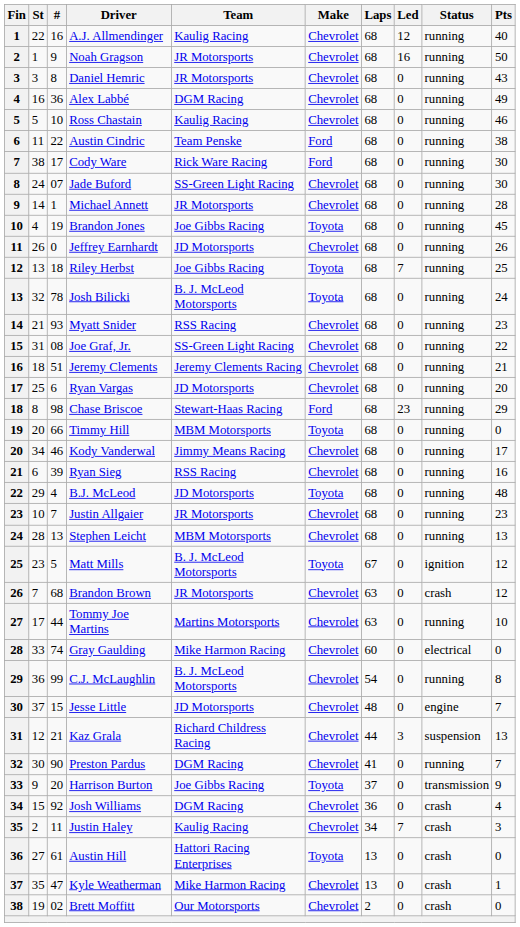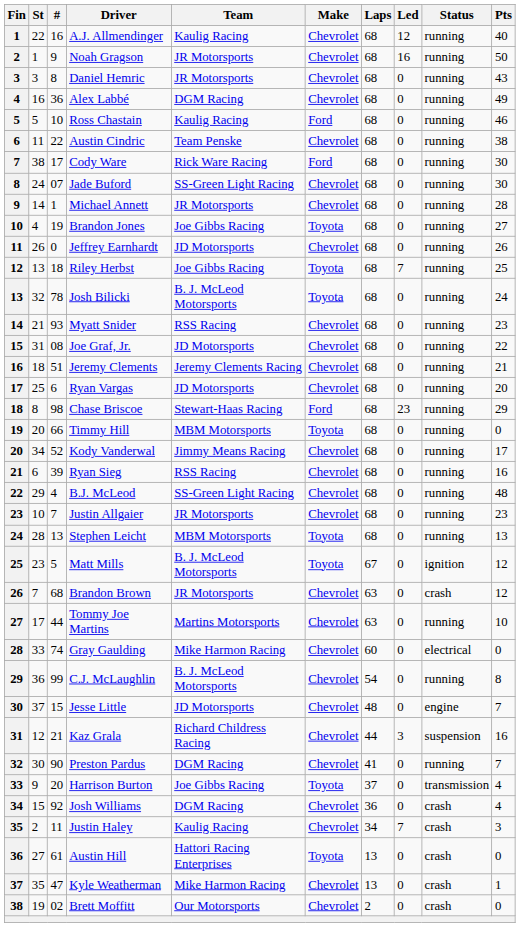(333, 120) Chevrolet -> (320, 120) Ford
(320, 141) Ford -> (333, 141) Chevrolet
(501, 225) 45 -> (501, 225) 27
(234, 346) SS-Green Light Racing -> (214, 346) JD Motorsports
(57, 451) 46 -> (57, 451) 52
(214, 493) JD Motorsports -> (234, 493) SS-Green Light Racing
(326, 493) Toyota -> (333, 493) Chevrolet
(333, 535) Chevrolet -> (326, 535) Toyota
(501, 735) 13 -> (501, 735) 16
(498, 785) 9 -> (498, 785) 4
